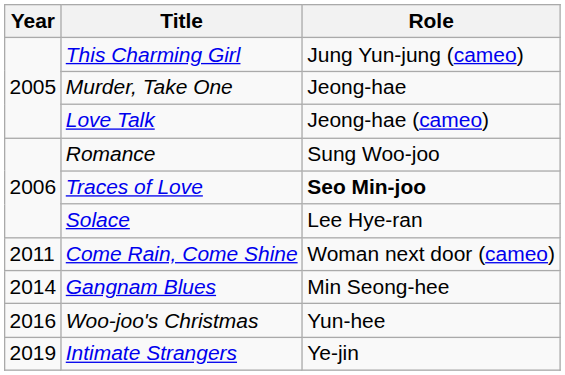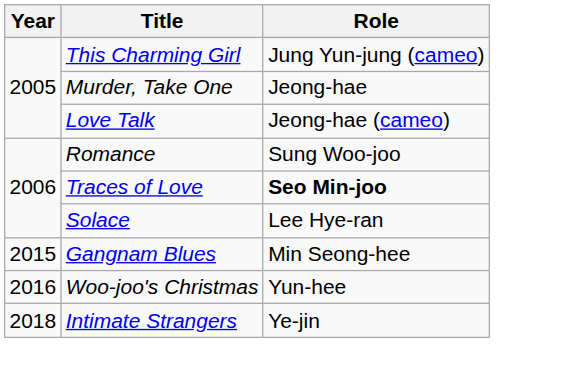- row: (182, 253)
(33, 287) 2014 -> (33, 253) 2015
(33, 353) 2019 -> (33, 320) 2018
